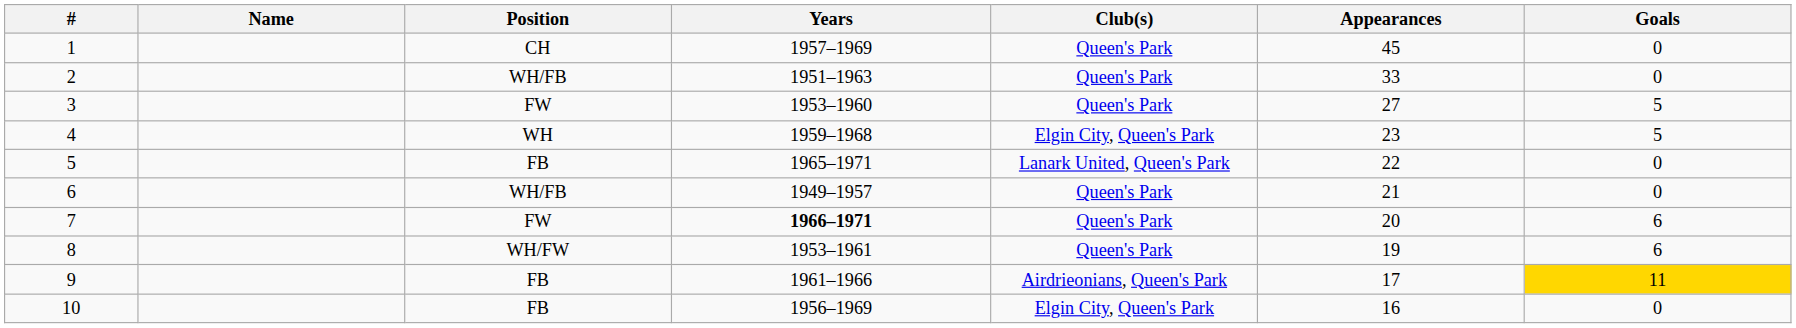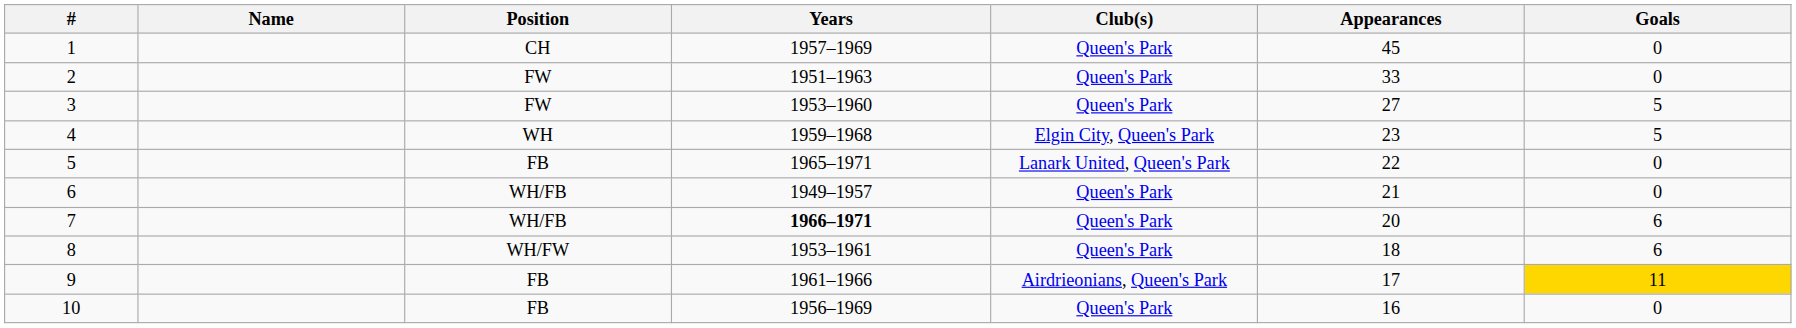(538, 76) WH/FB -> (538, 76) FW
(538, 221) FW -> (538, 221) WH/FB
(1391, 250) 19 -> (1391, 250) 18
(1124, 308) Elgin City, Queen's Park -> (1124, 308) Queen's Park
